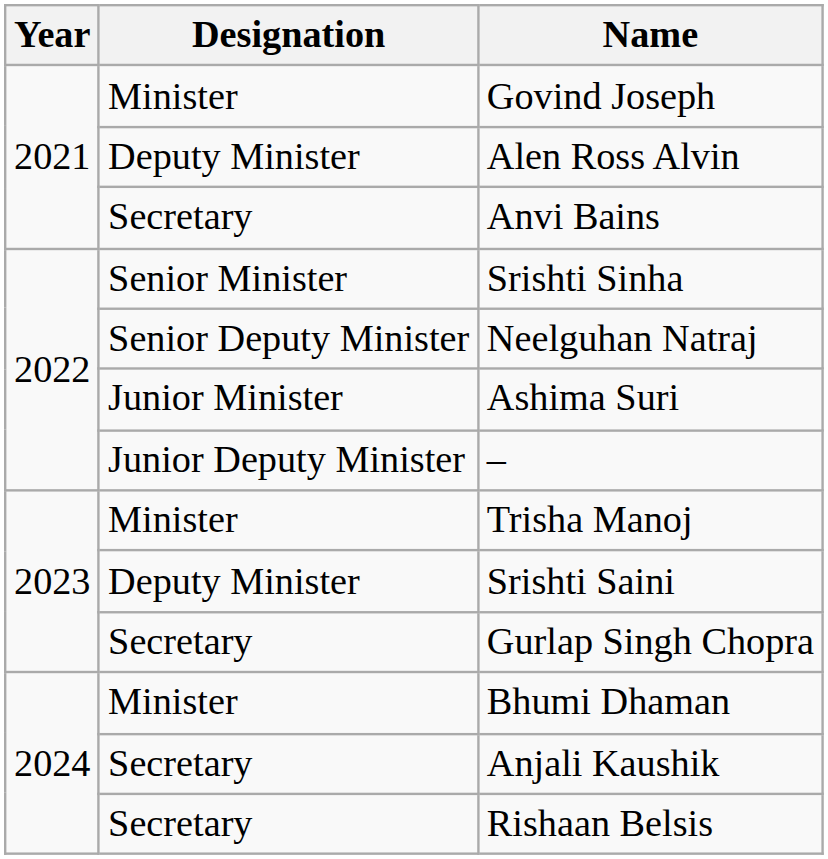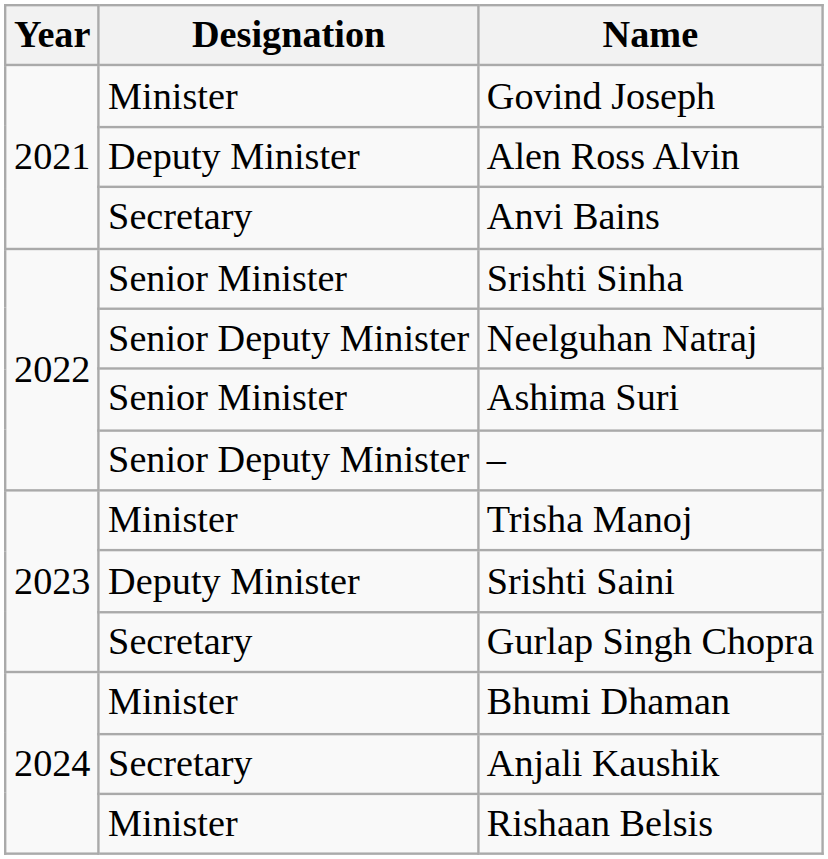(225, 398) Junior Minister -> (228, 398) Senior Minister
(287, 459) Junior Deputy Minister -> (289, 459) Senior Deputy Minister
(180, 823) Secretary -> (173, 823) Minister
